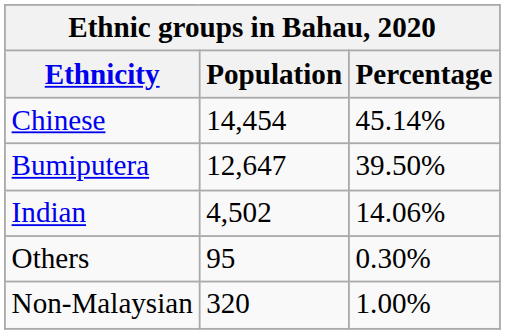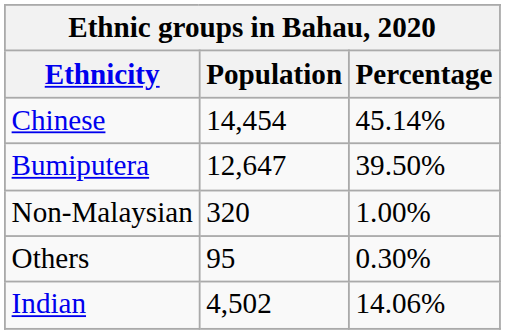rows swapped: (49, 212) <-> (102, 304)
